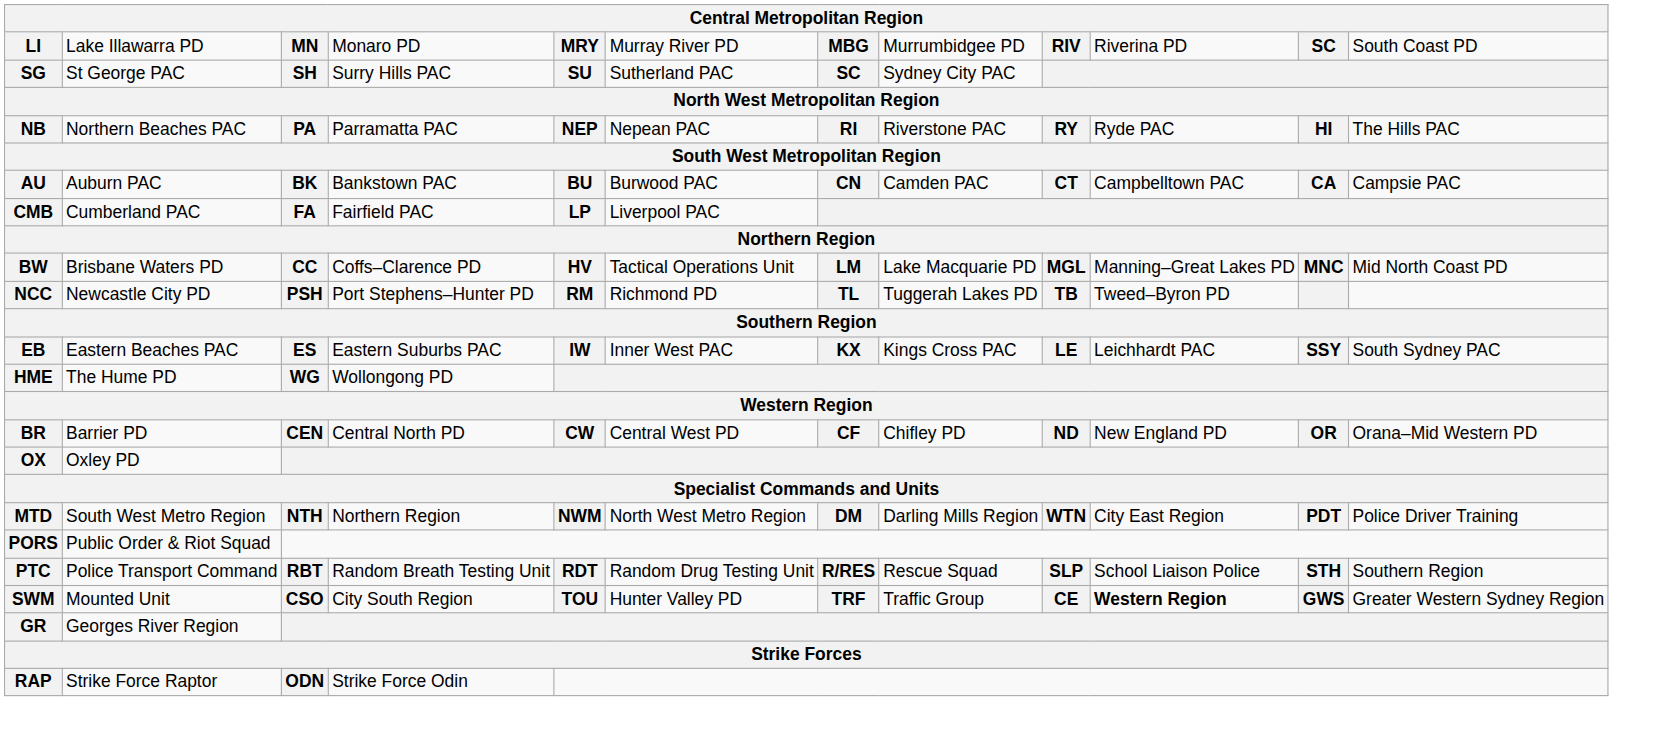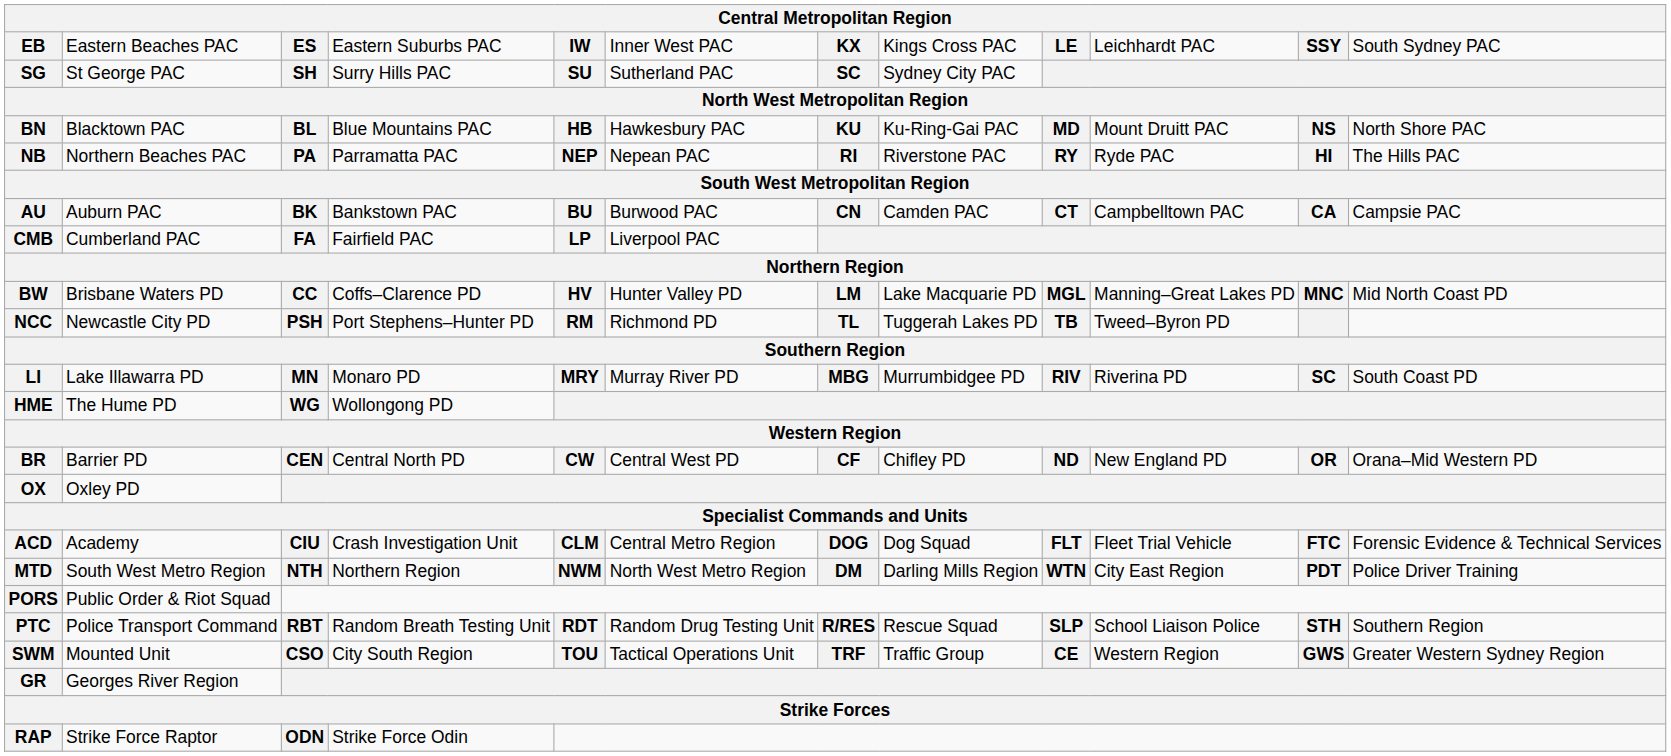rows swapped: (33, 350) <-> (33, 45)
+ row: (33, 128)
(702, 267) Tactical Operations Unit -> (676, 294) Hunter Valley PD
+ row: (33, 543)
(676, 599) Hunter Valley PD -> (702, 654) Tactical Operations Unit
(1160, 599) bold -> (1156, 654) normal
